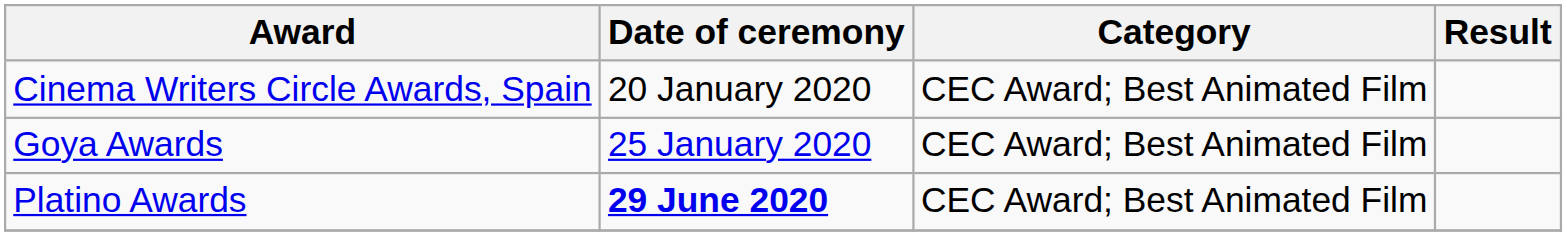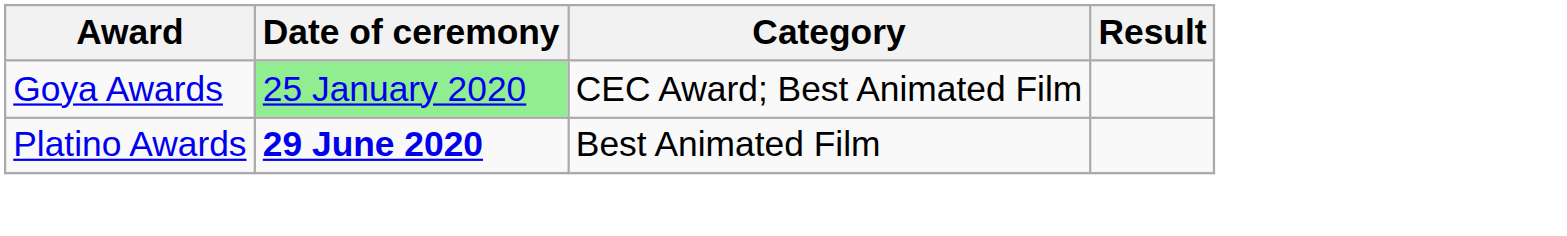- row: (302, 88)
(740, 144) no background -> (395, 88) lightgreen background
(1174, 200) CEC Award; Best Animated Film -> (728, 144) Best Animated Film
